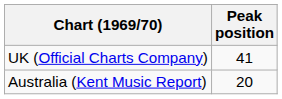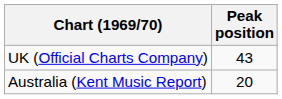(244, 57) 41 -> (244, 57) 43
